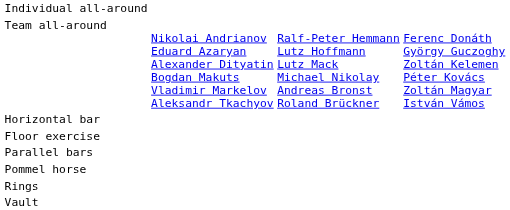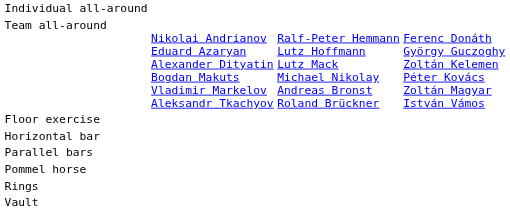rows swapped: (52, 136) <-> (52, 119)
